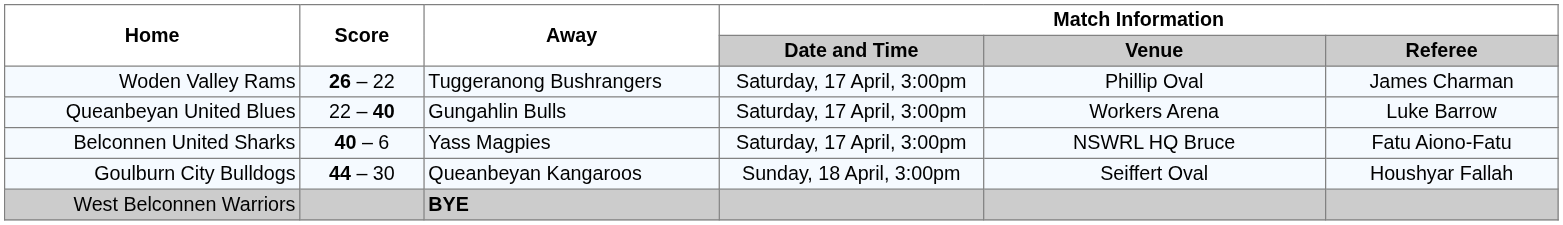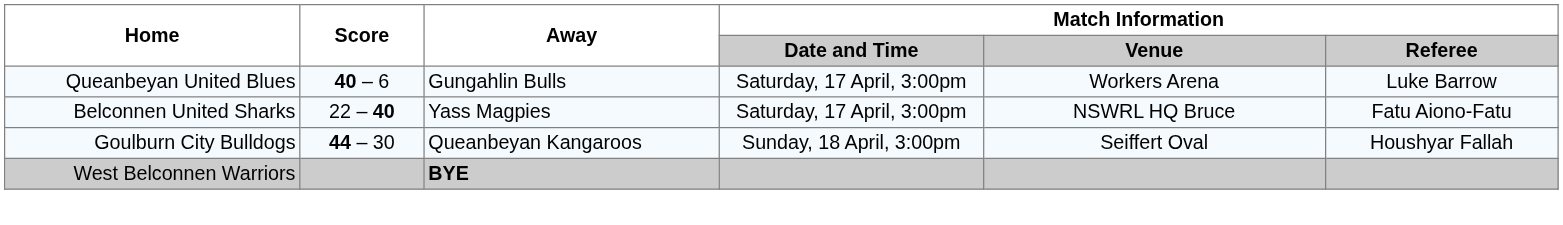- row: (207, 81)
(362, 112) 22 – 40 -> (362, 81) 40 – 6
(362, 142) 40 – 6 -> (362, 112) 22 – 40
